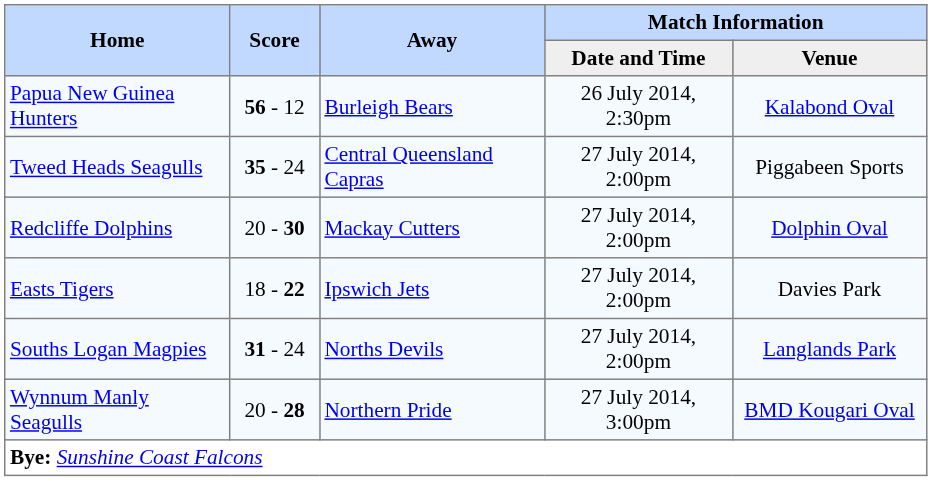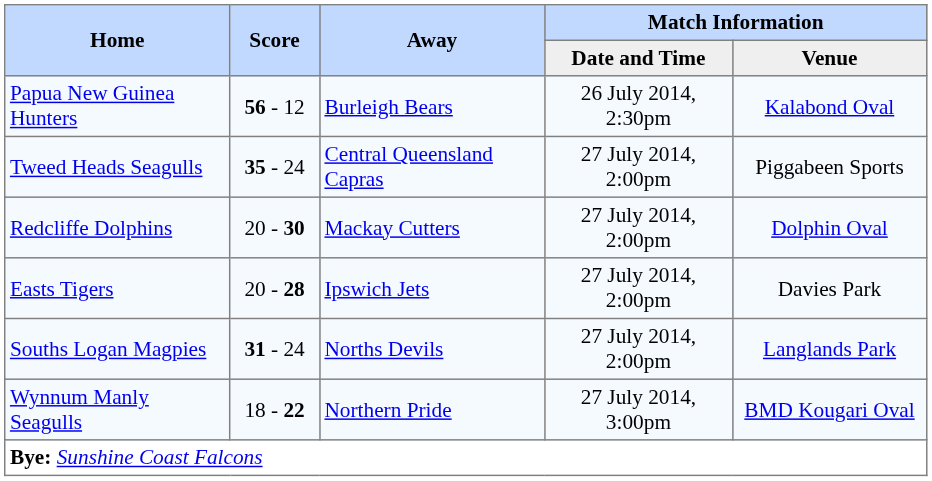(275, 287) 18 - 22 -> (275, 287) 20 - 28
(275, 409) 20 - 28 -> (275, 409) 18 - 22
